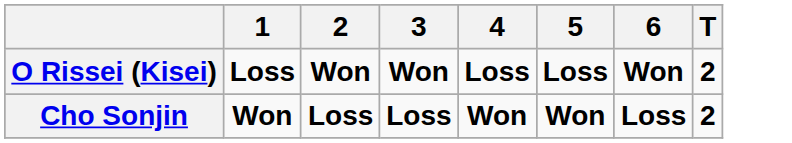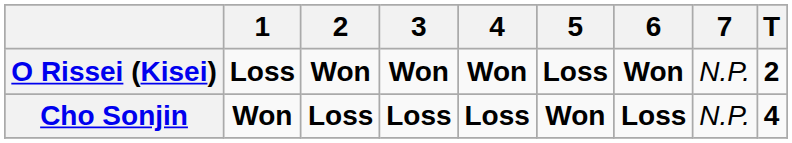+ column: (725, 26)
(497, 71) Loss -> (497, 71) Won
(497, 115) Won -> (497, 115) Loss
(708, 115) 2 -> (772, 115) 4
